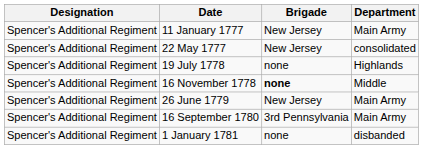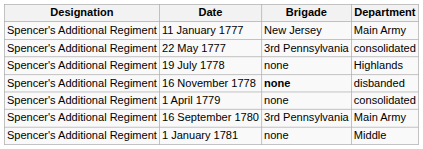(293, 48) New Jersey -> (306, 48) 3rd Pennsylvania
(370, 83) Middle -> (379, 83) disbanded
+ row: (191, 100)
- row: (195, 100)
(379, 135) disbanded -> (370, 135) Middle
